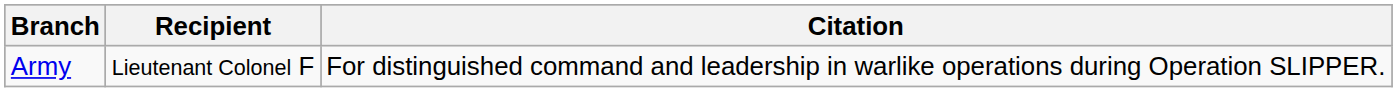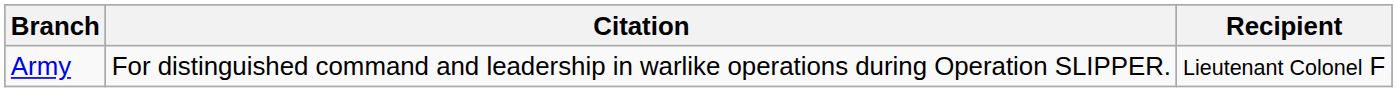columns swapped: (213, 25) <-> (856, 25)
